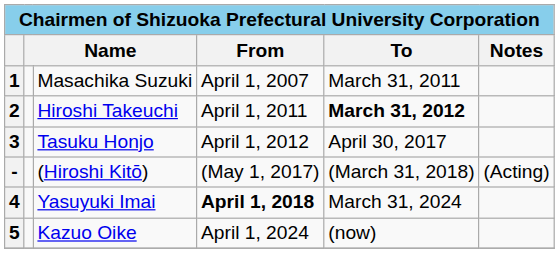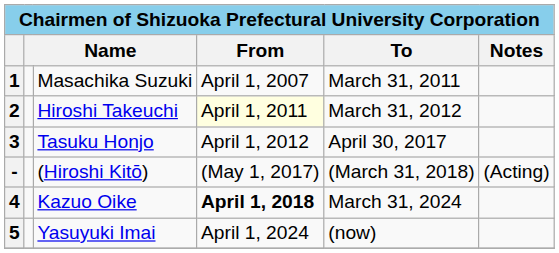(254, 111) no background -> (254, 111) lightyellow background
(397, 111) bold -> (395, 111) normal
(96, 202) Yasuyuki Imai -> (87, 202) Kazuo Oike
(87, 232) Kazuo Oike -> (96, 232) Yasuyuki Imai
